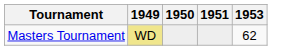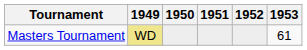+ column: (249, 15)
(249, 35) 62 -> (284, 35) 61
